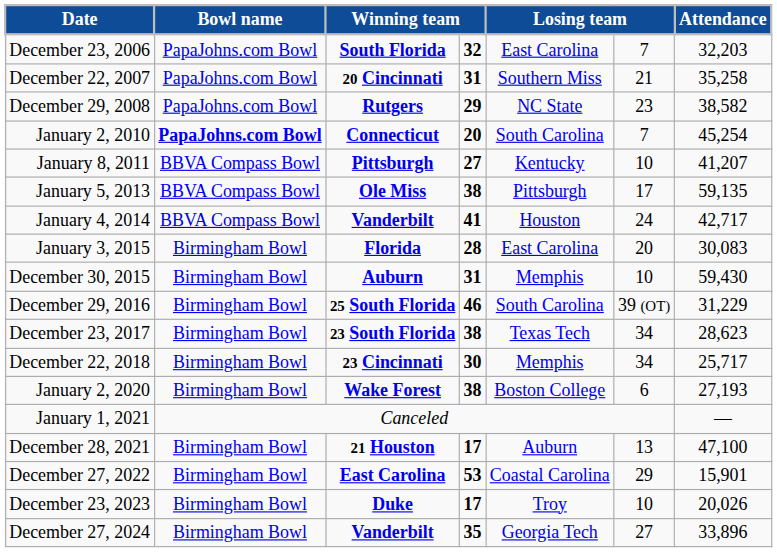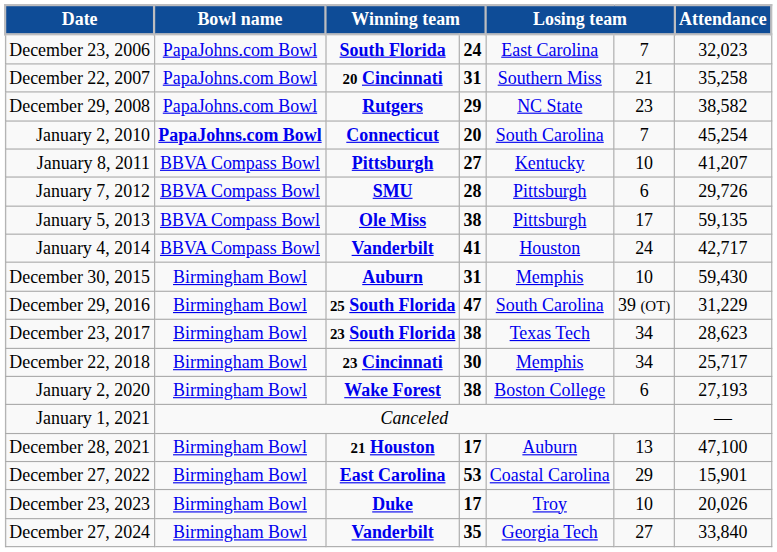(473, 49) 32 -> (473, 49) 24
(723, 49) 32,203 -> (723, 49) 32,023
+ row: (93, 191)
- row: (93, 248)
(473, 305) 46 -> (473, 305) 47
(723, 532) 33,896 -> (723, 532) 33,840
